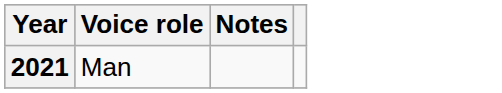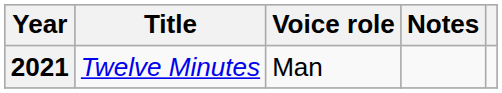+ column: (170, 25)
